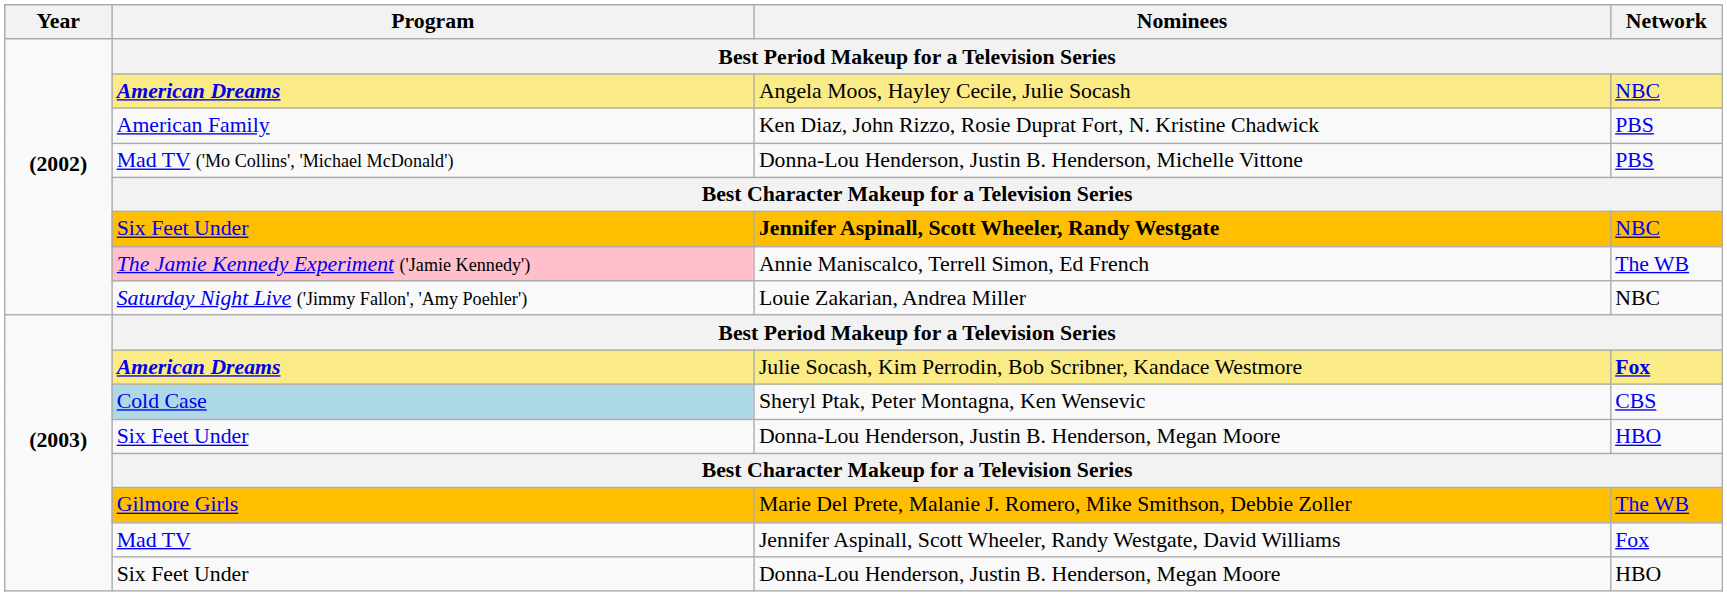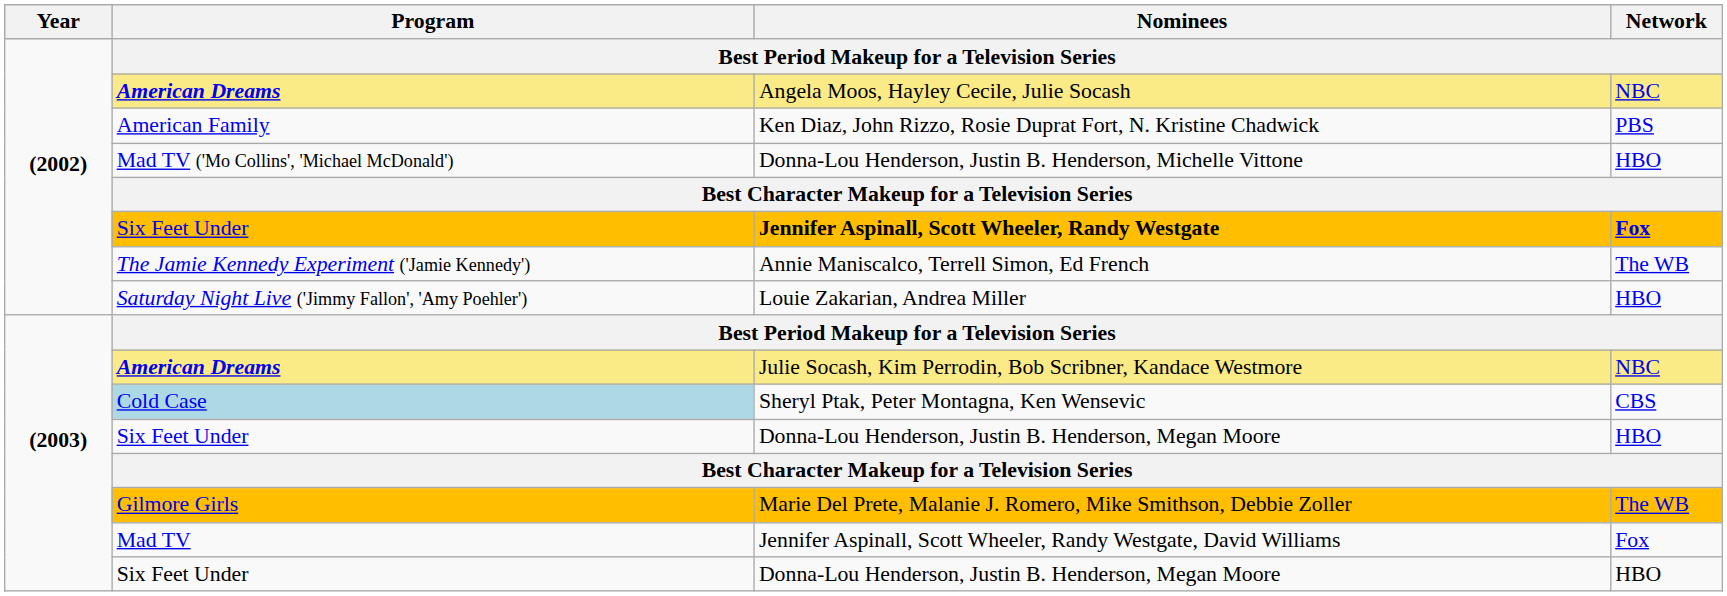(1635, 159) PBS -> (1638, 159) HBO
(1638, 228) NBC -> (1633, 228) Fox
(324, 263) pink background -> (324, 263) no background
(1638, 297) NBC -> (1638, 297) HBO
(1633, 366) Fox -> (1638, 366) NBC
